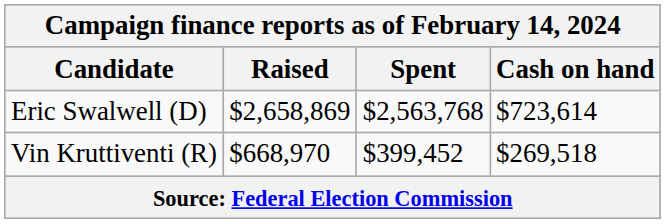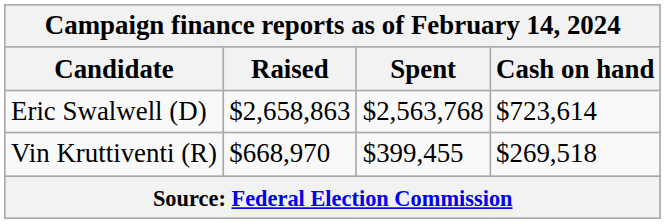(290, 111) $2,658,869 -> (290, 111) $2,658,863
(413, 153) $399,452 -> (413, 153) $399,455
